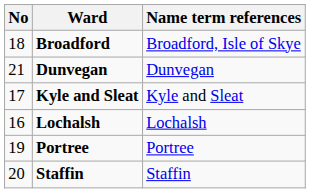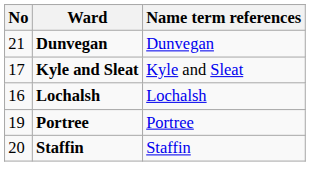- row: (73, 43)
